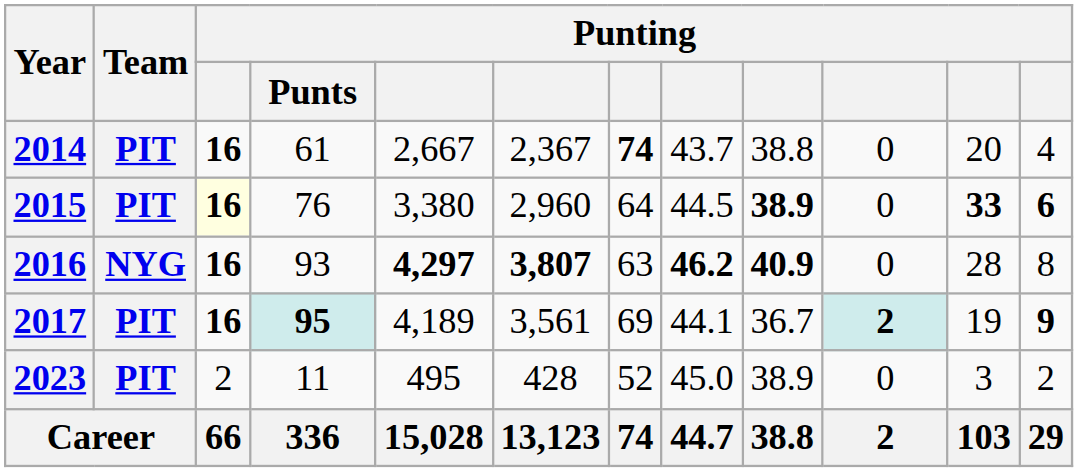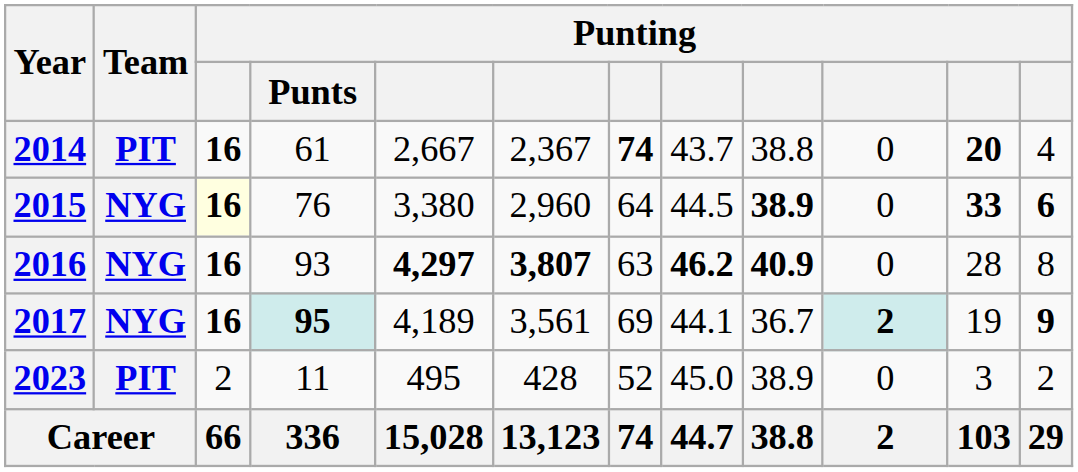(984, 148) normal -> (984, 148) bold
(146, 206) PIT -> (146, 206) NYG
(146, 321) PIT -> (146, 321) NYG
